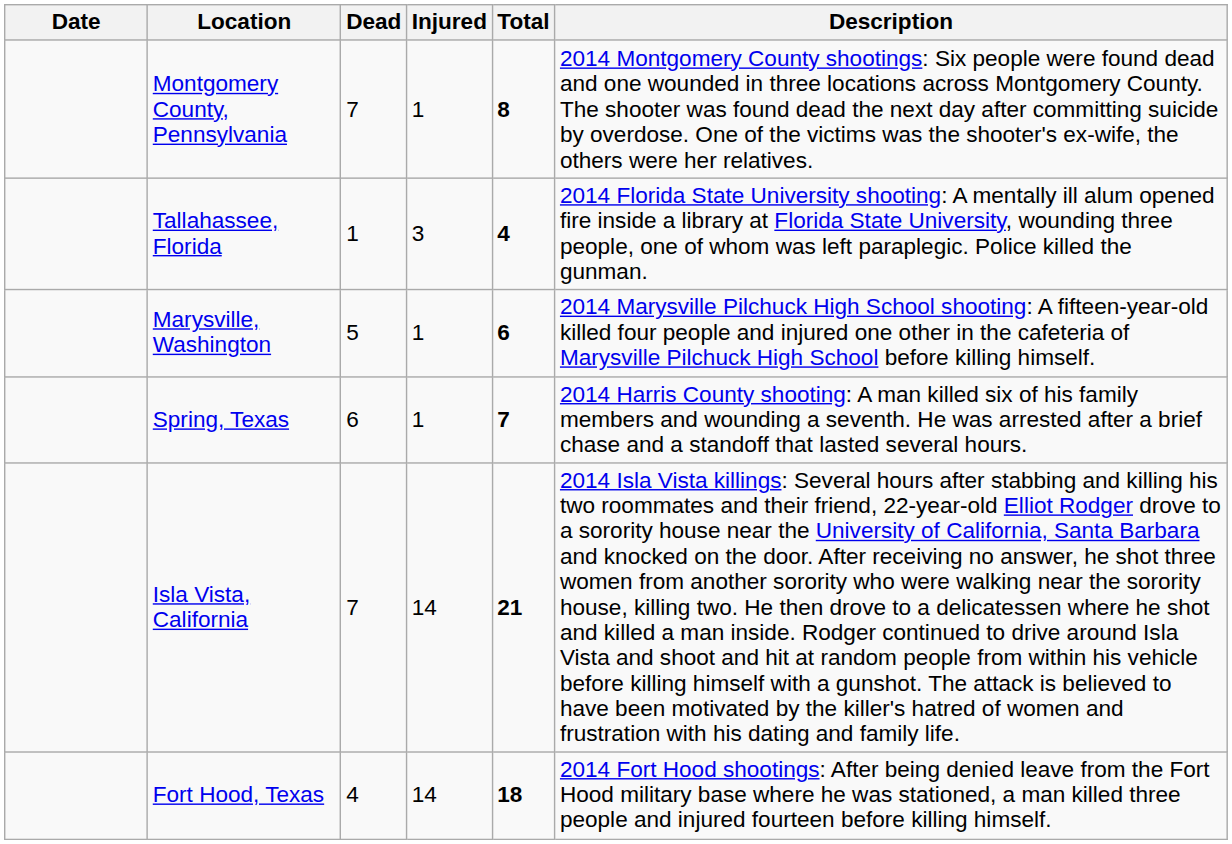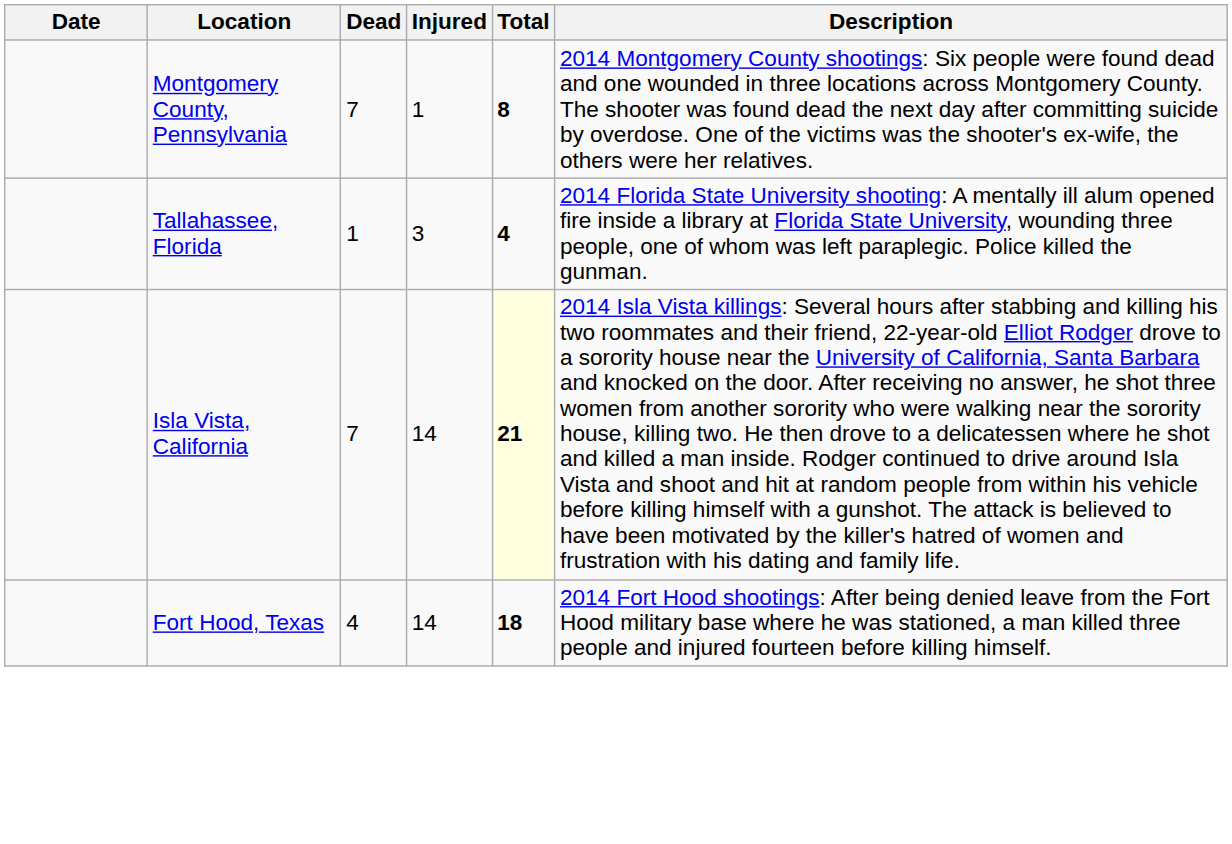- row: (212, 332)
- row: (221, 419)
(510, 607) no background -> (510, 434) lightyellow background
